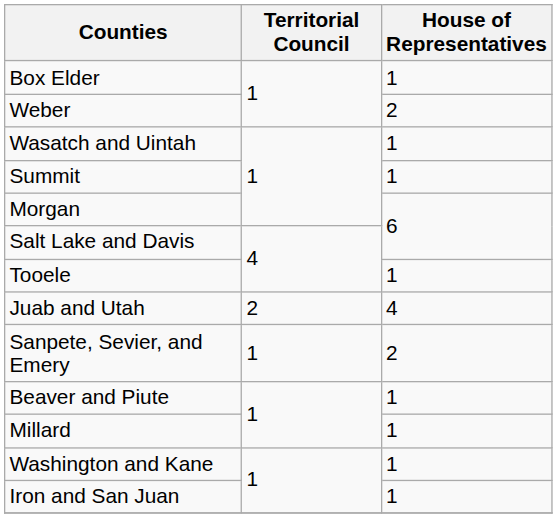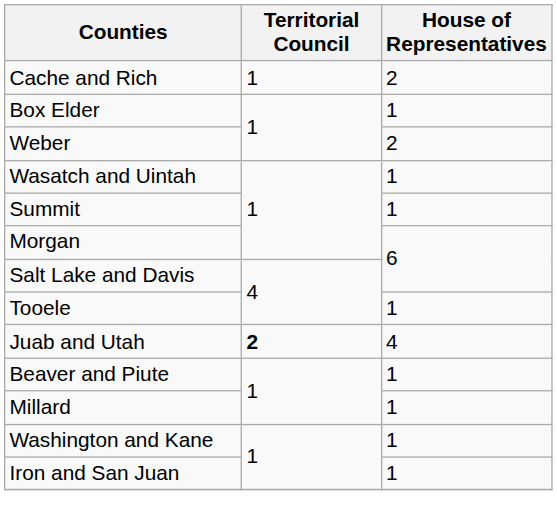+ row: (83, 77)
(252, 308) normal -> (252, 341) bold
- row: (106, 352)
